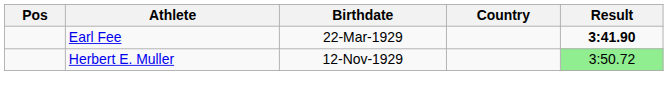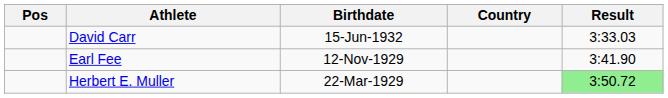+ row: (102, 37)
(363, 37) 22-Mar-1929 -> (364, 59) 12-Nov-1929
(612, 37) bold -> (613, 59) normal
(363, 59) 12-Nov-1929 -> (364, 81) 22-Mar-1929
